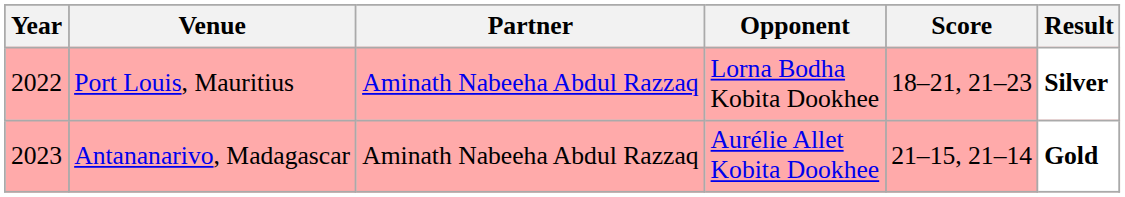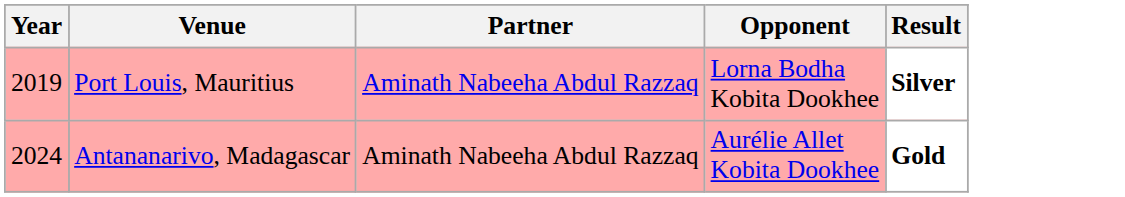- column: (962, 26)
(37, 83) 2022 -> (37, 83) 2019
(37, 155) 2023 -> (37, 155) 2024
